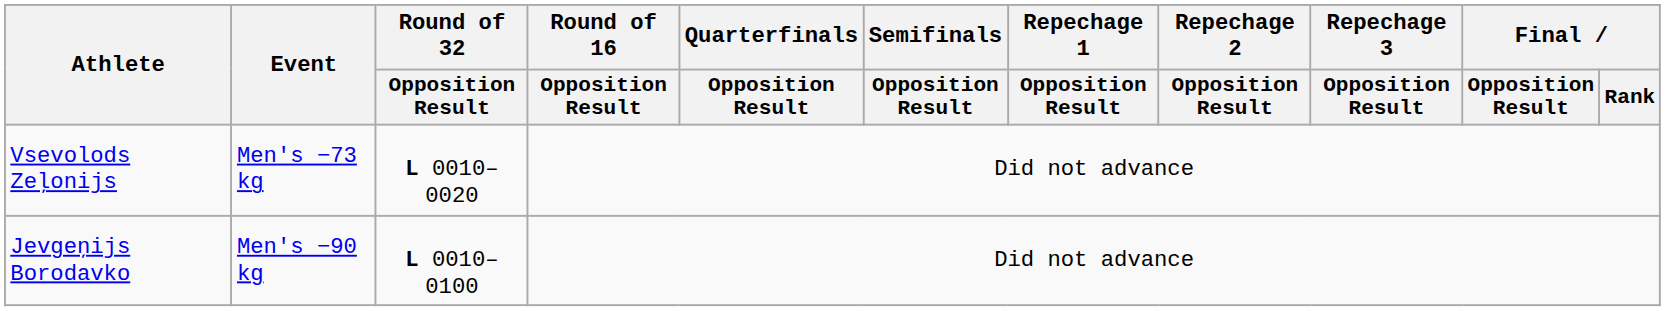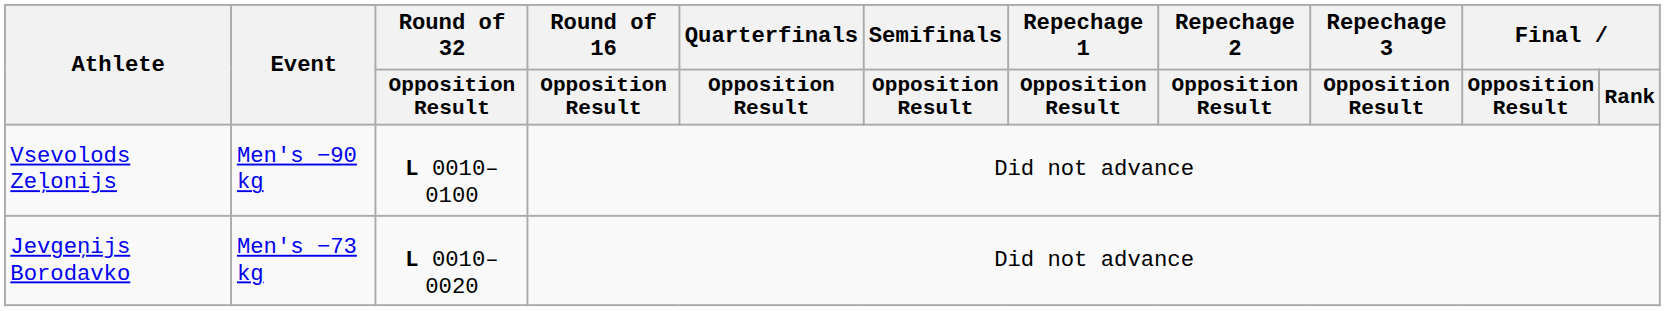(297, 170) Men's −73 kg -> (297, 170) Men's −90 kg
(452, 183) L 0010–0020 -> (452, 183) L 0010–0100
(297, 260) Men's −90 kg -> (297, 260) Men's −73 kg
(452, 274) L 0010–0100 -> (452, 274) L 0010–0020
